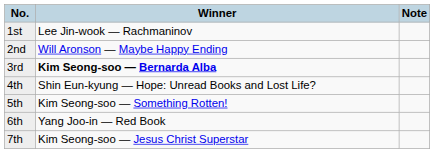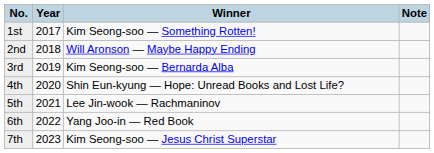+ column: (48, 13)
(115, 31) Lee Jin-wook — Rachmaninov -> (161, 31) Kim Seong-soo — Something Rotten!
(127, 67) bold -> (150, 67) normal
(133, 103) Kim Seong-soo — Something Rotten! -> (143, 103) Lee Jin-wook — Rachmaninov
